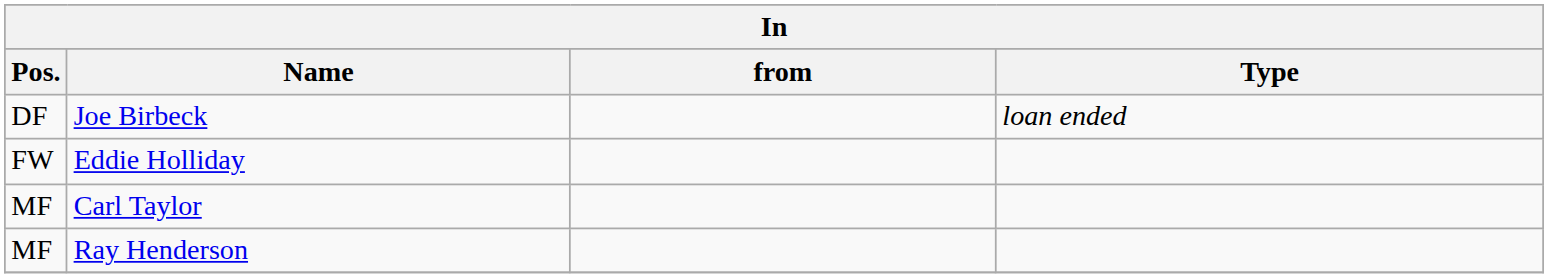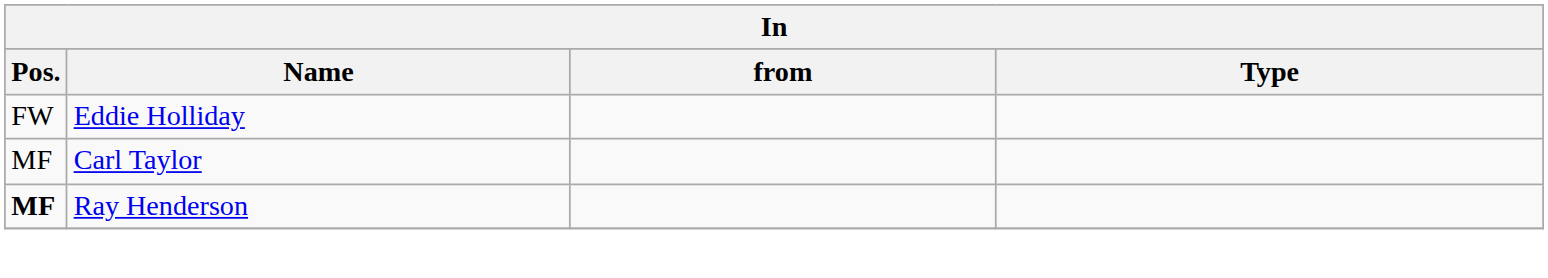- row: (140, 116)
(32, 250) normal -> (33, 205) bold
